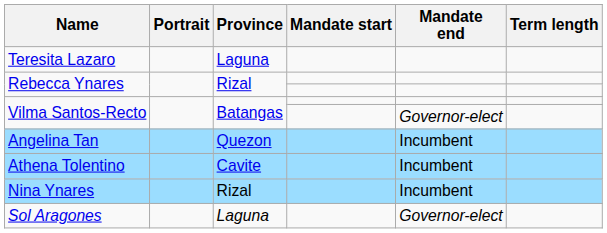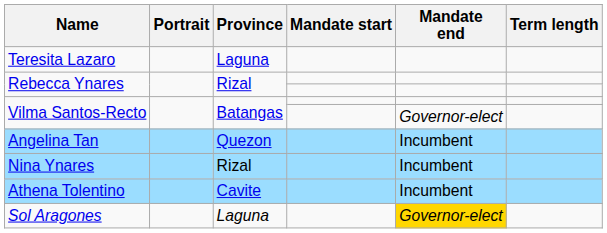rows swapped: (51, 191) <-> (66, 166)
(451, 215) no background -> (451, 215) gold background
